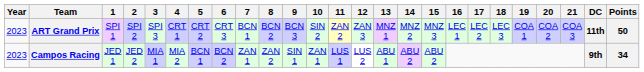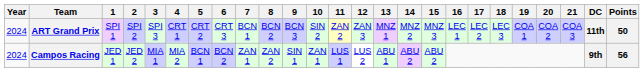(17, 30) 2023 -> (17, 30) 2024
(17, 55) 2023 -> (17, 55) 2024
(623, 55) 34 -> (623, 55) 56
